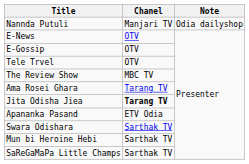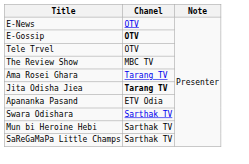- row: (37, 24)
(132, 50) normal -> (132, 37) bold
